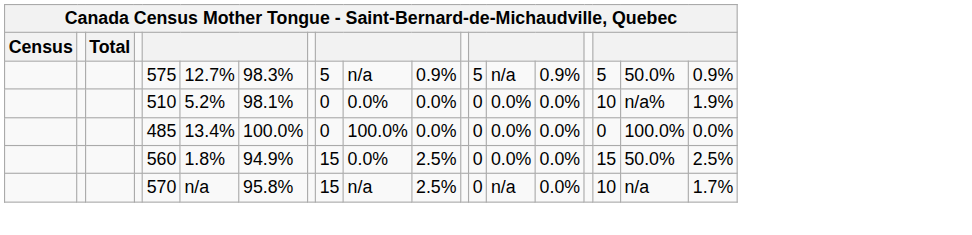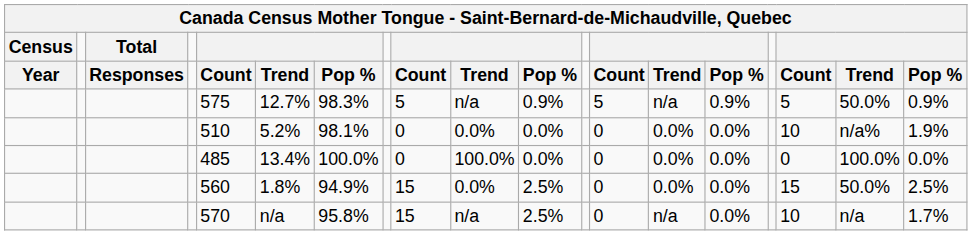+ row: (41, 74)
